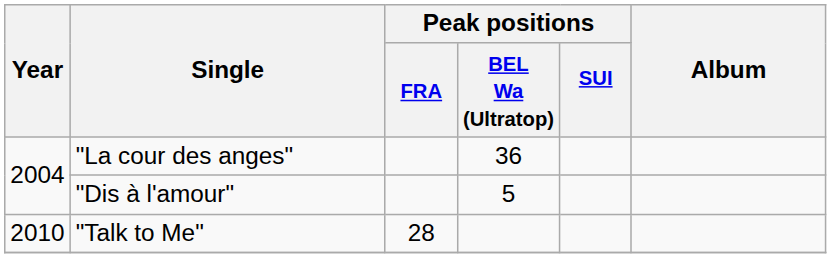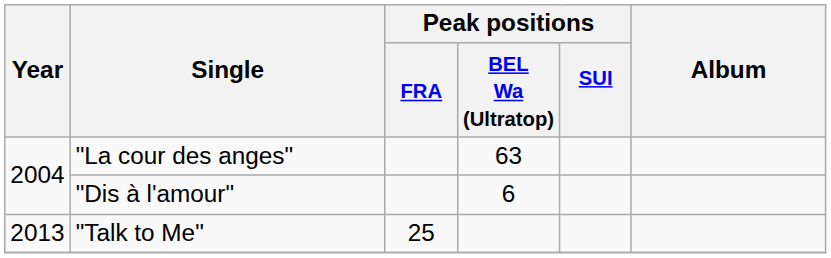(508, 155) 36 -> (508, 155) 63
(508, 194) 5 -> (508, 194) 6
(37, 232) 2010 -> (37, 232) 2013
(421, 232) 28 -> (421, 232) 25
